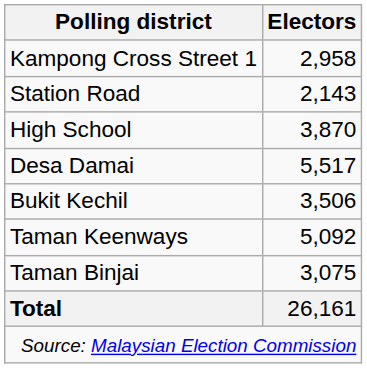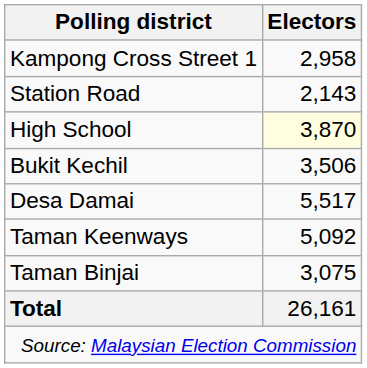(328, 129) no background -> (328, 129) lightyellow background
rows swapped: (69, 201) <-> (72, 165)
